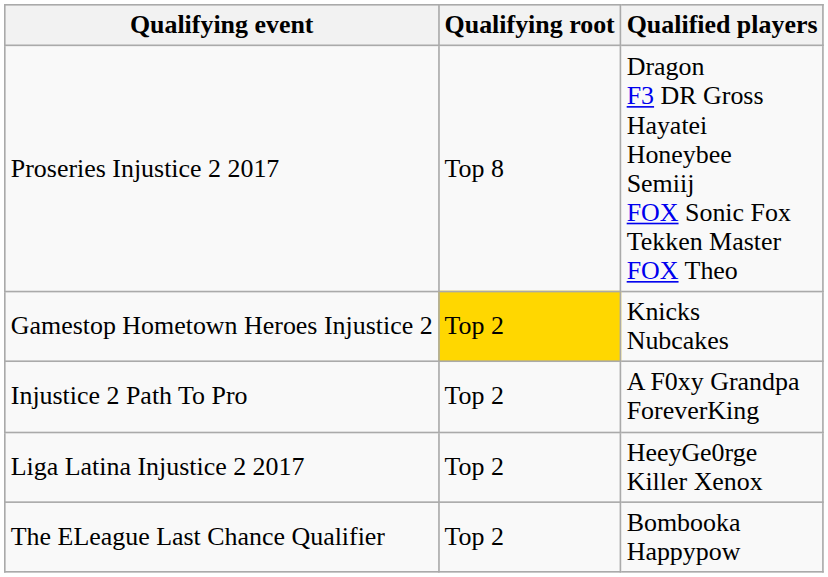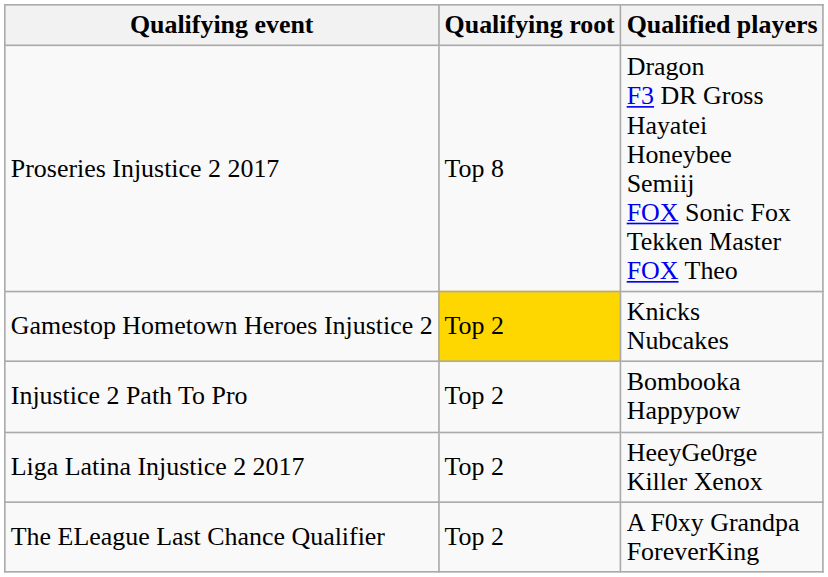(713, 396) A F0xy Grandpa ForeverKing -> (684, 396) Bombooka Happypow
(684, 536) Bombooka Happypow -> (713, 536) A F0xy Grandpa ForeverKing
